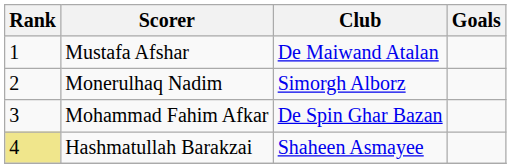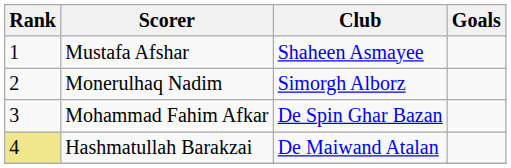(358, 52) De Maiwand Atalan -> (351, 52) Shaheen Asmayee
(351, 147) Shaheen Asmayee -> (358, 147) De Maiwand Atalan
